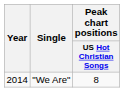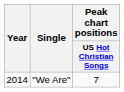(96, 79) 8 -> (96, 79) 7
